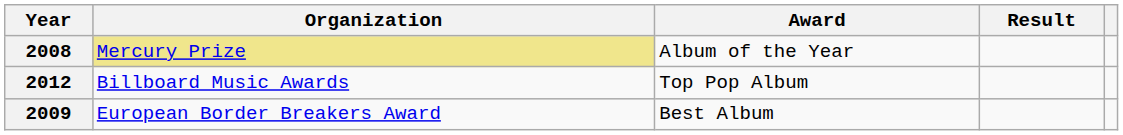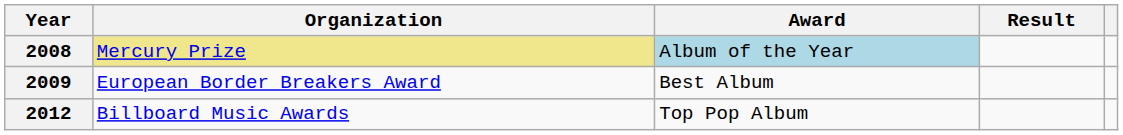(757, 51) no background -> (757, 51) lightblue background
rows swapped: (49, 114) <-> (49, 83)
